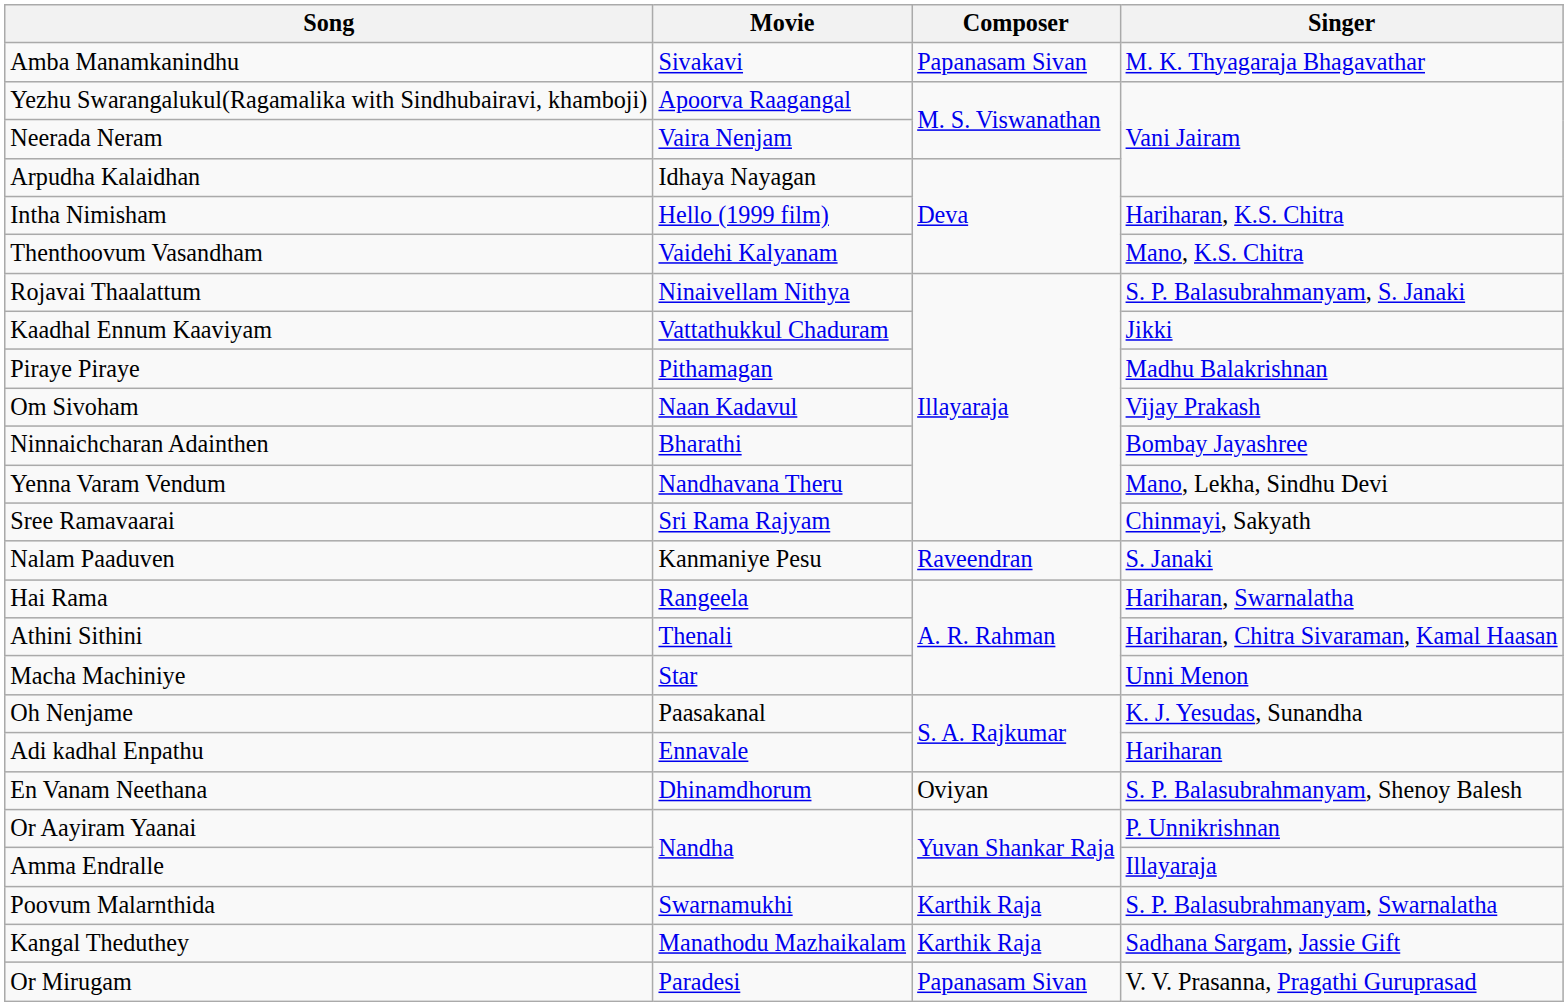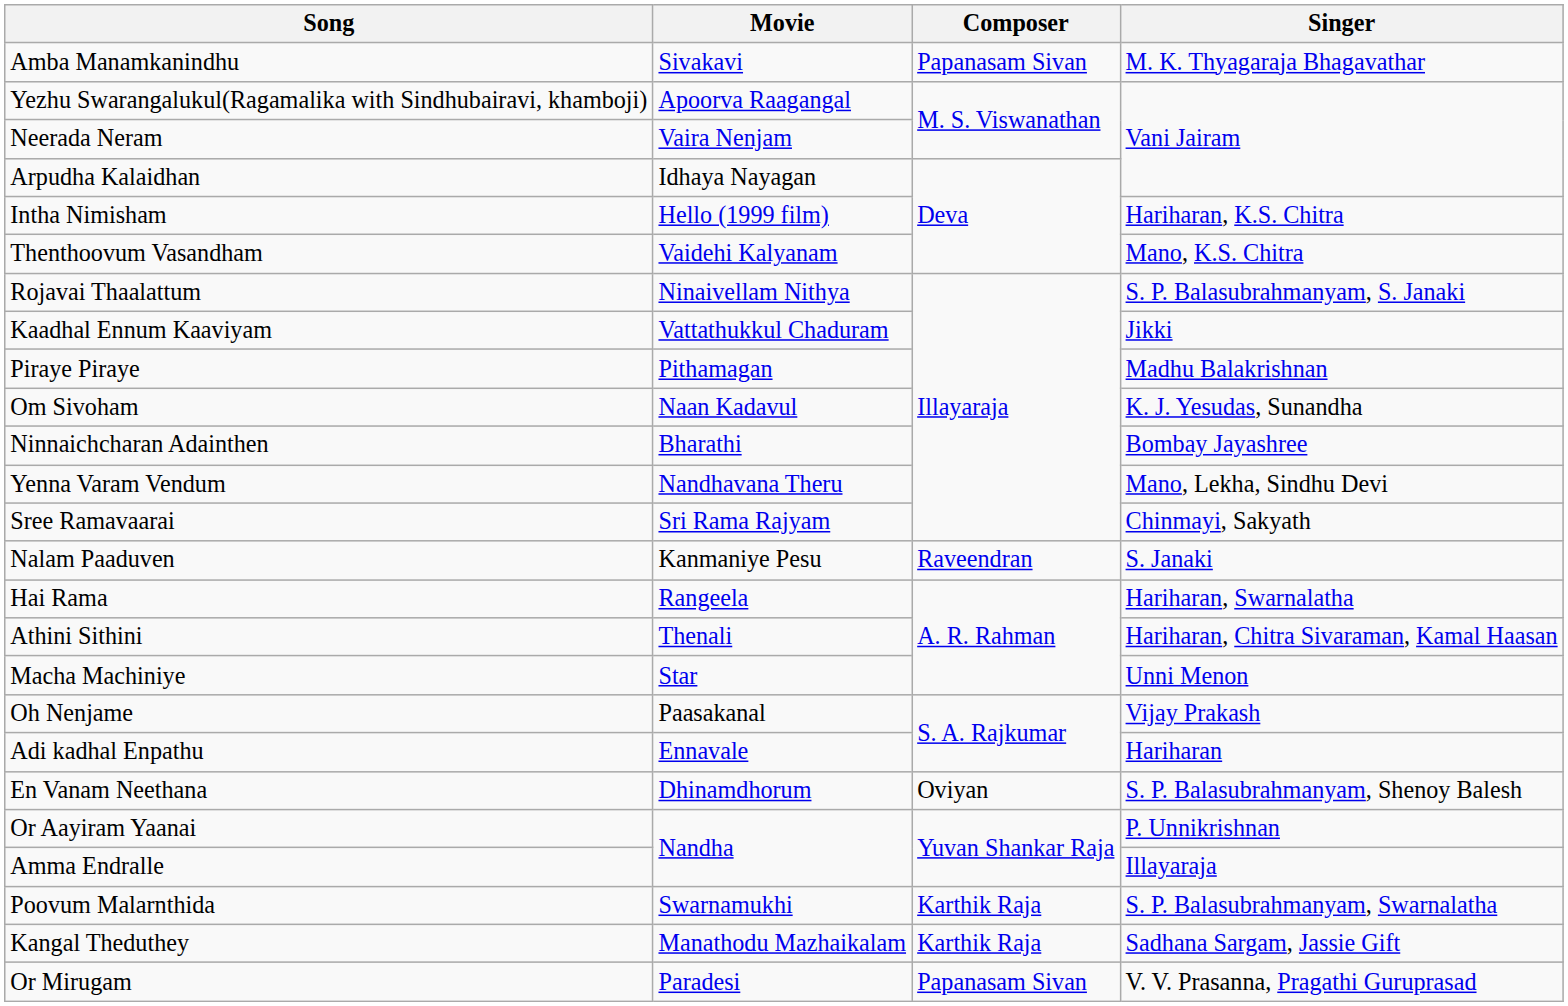(1193, 406) Vijay Prakash -> (1244, 406) K. J. Yesudas, Sunandha
(1244, 713) K. J. Yesudas, Sunandha -> (1193, 713) Vijay Prakash
